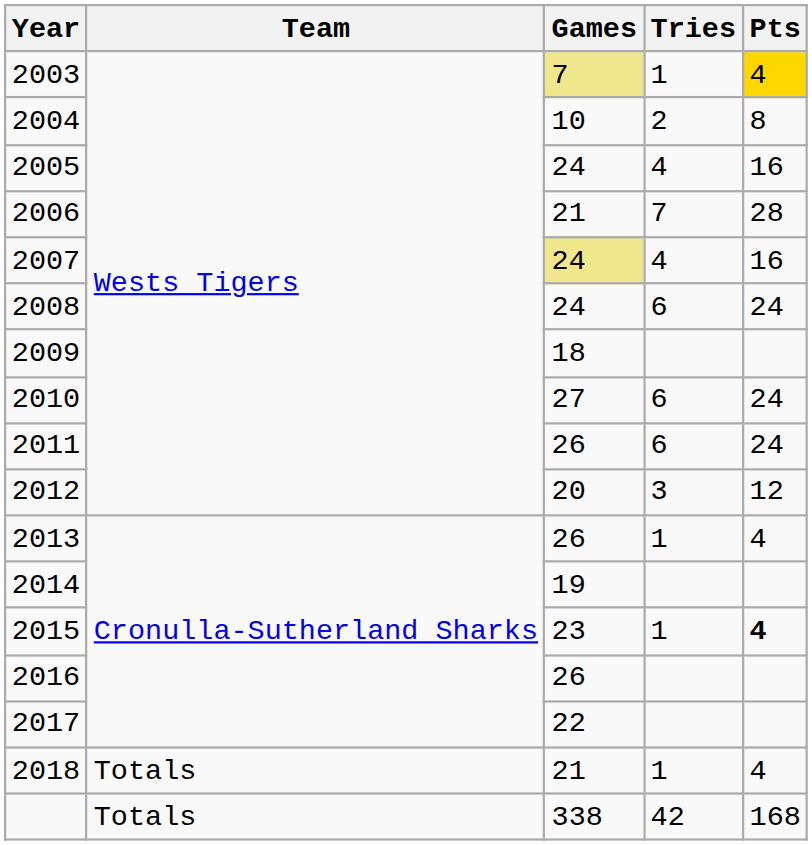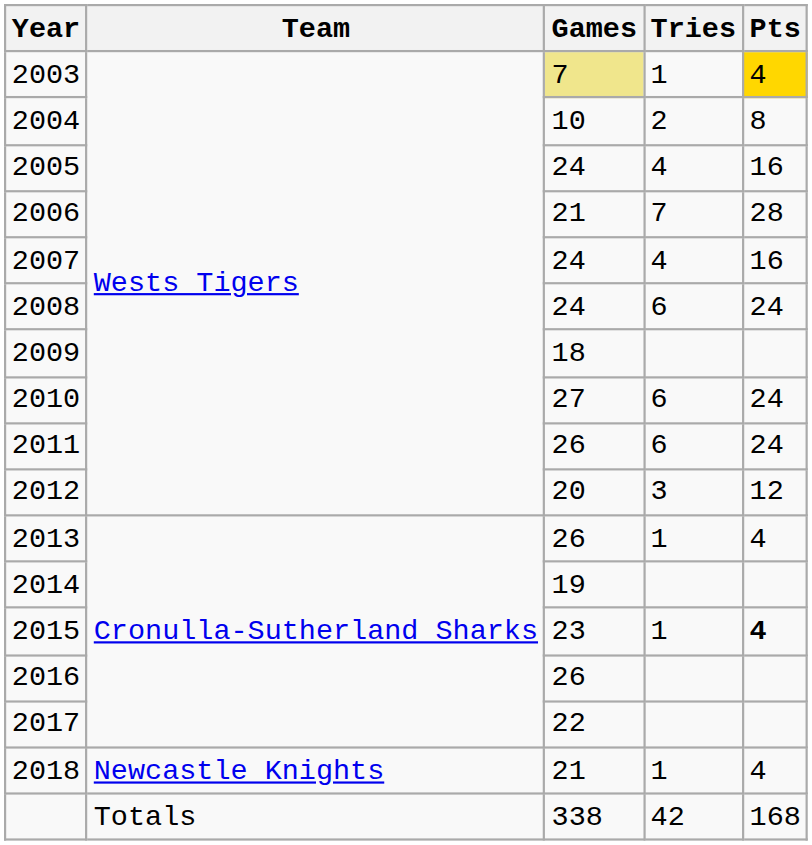(569, 260) khaki background -> (569, 260) no background
(145, 771) Totals -> (239, 771) Newcastle Knights
